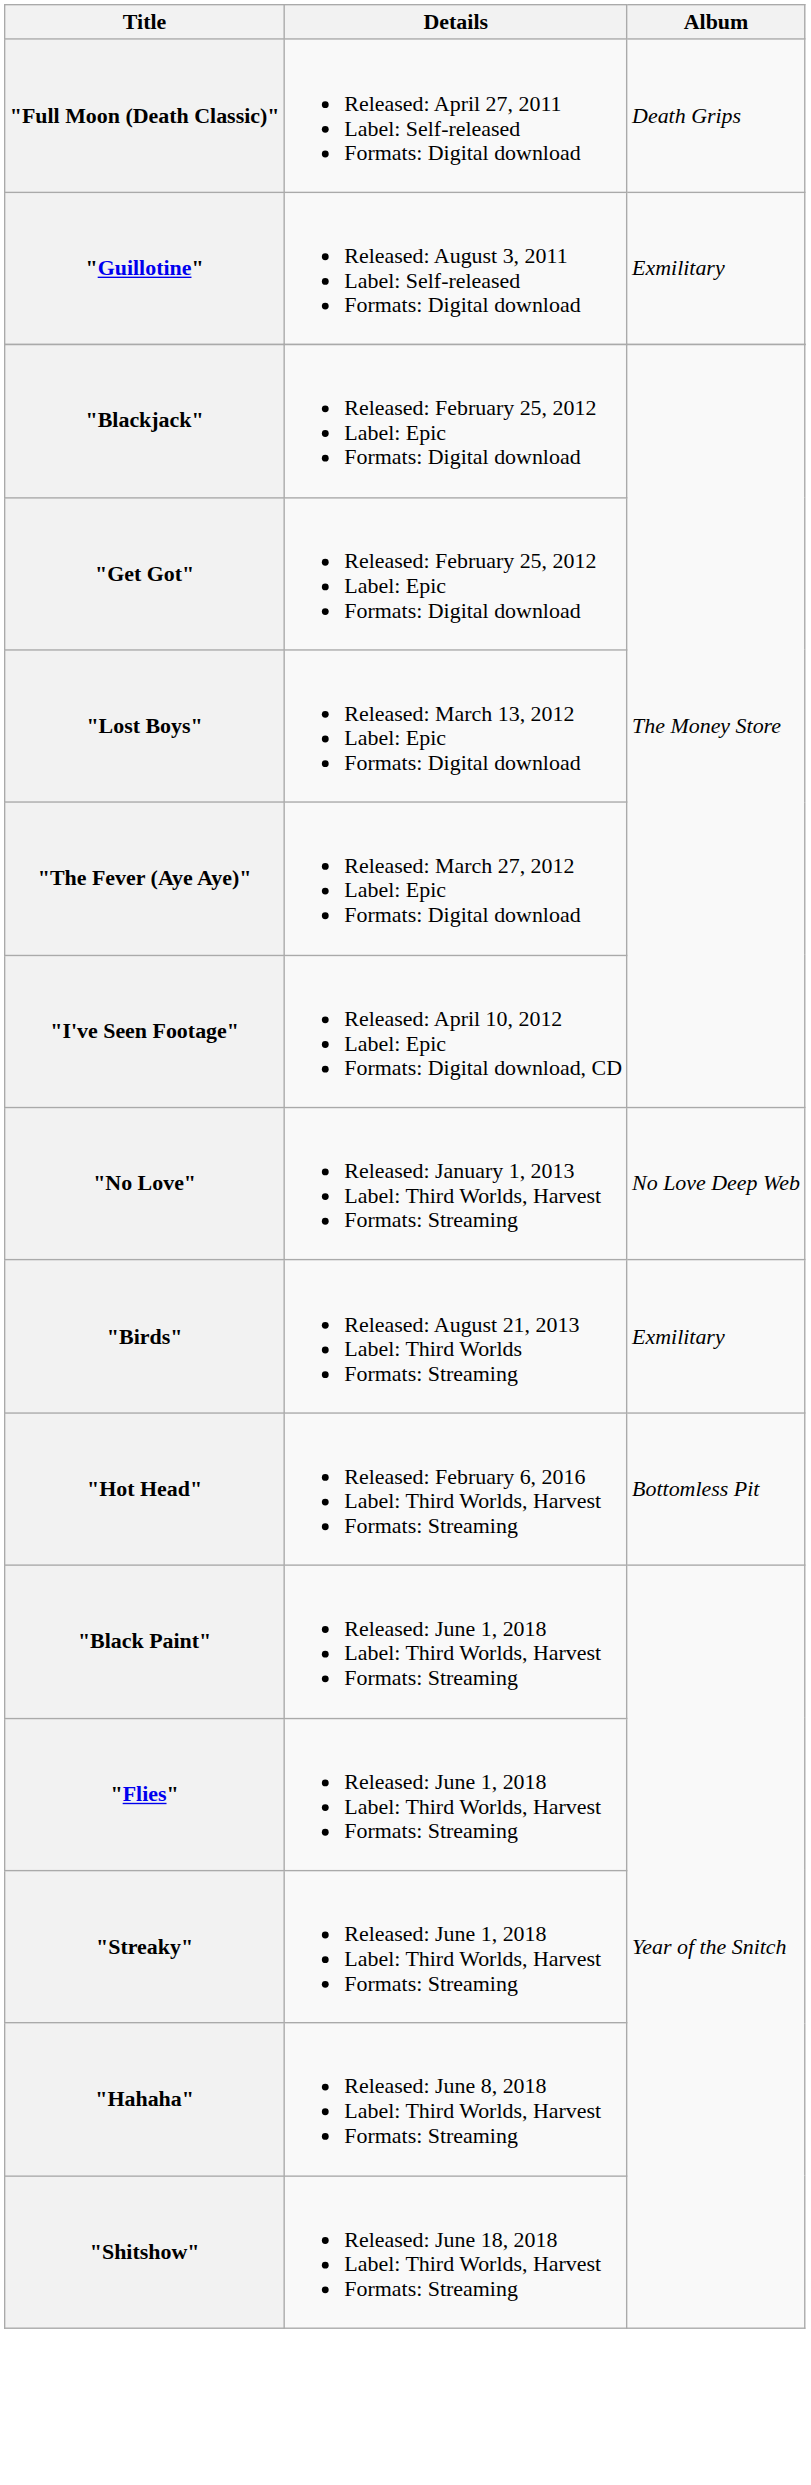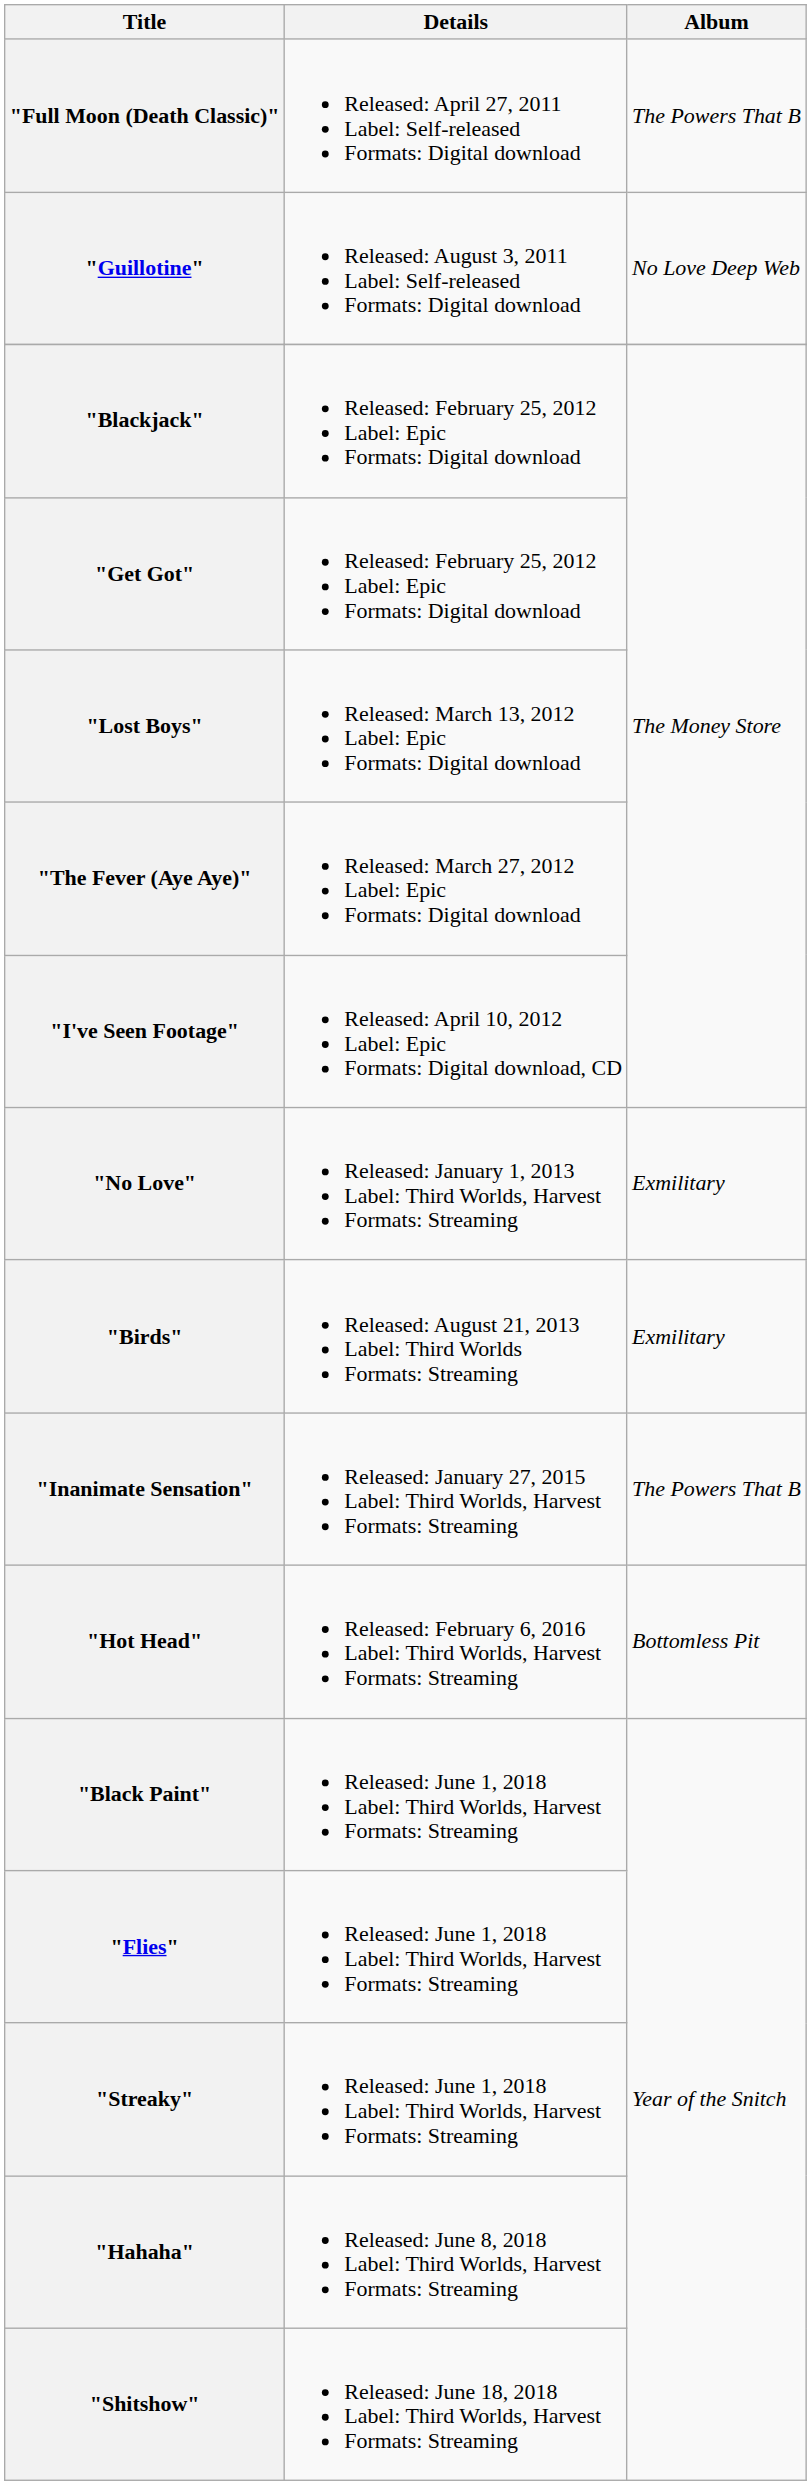(687, 115) Death Grips -> (716, 115) The Powers That B
(678, 268) Exmilitary -> (716, 268) No Love Deep Web
(716, 1183) No Love Deep Web -> (678, 1183) Exmilitary
+ row: (145, 1488)
